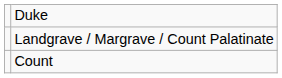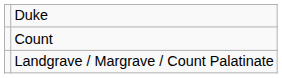rows swapped: (144, 38) <-> (34, 61)
